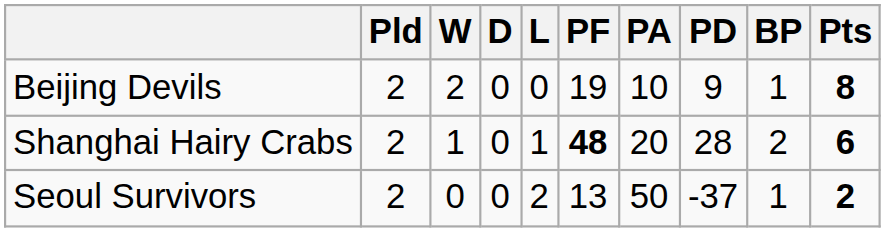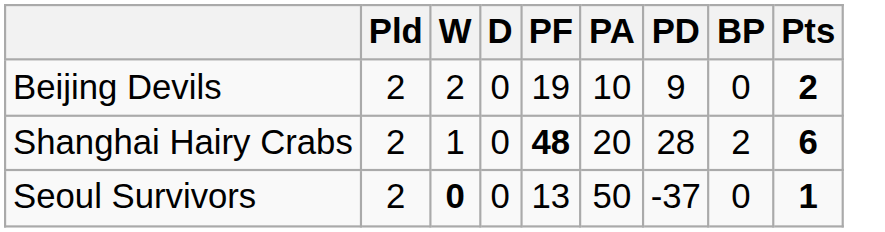- column: (539, 32)
(778, 87) 1 -> (741, 87) 0
(845, 87) 8 -> (808, 87) 2
(455, 197) normal -> (455, 197) bold
(778, 197) 1 -> (741, 197) 0
(845, 197) 2 -> (808, 197) 1
